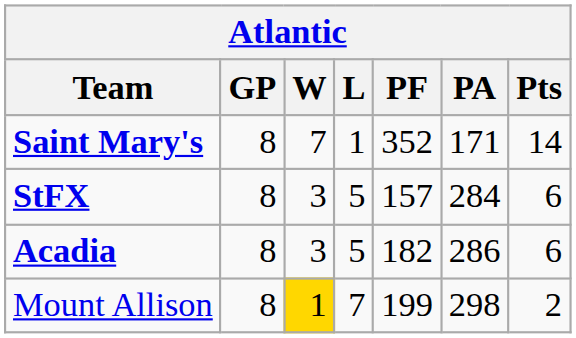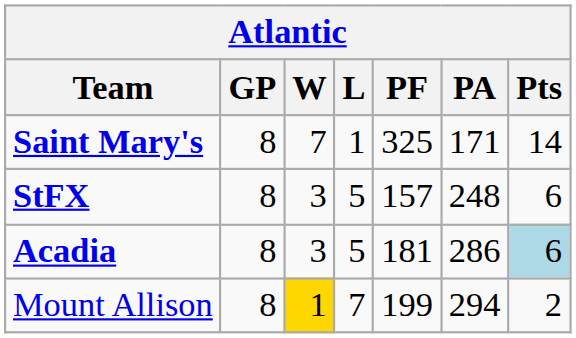(407, 141) 352 -> (407, 141) 325
(475, 195) 284 -> (475, 195) 248
(407, 250) 182 -> (407, 250) 181
(553, 250) no background -> (553, 250) lightblue background
(475, 304) 298 -> (475, 304) 294
